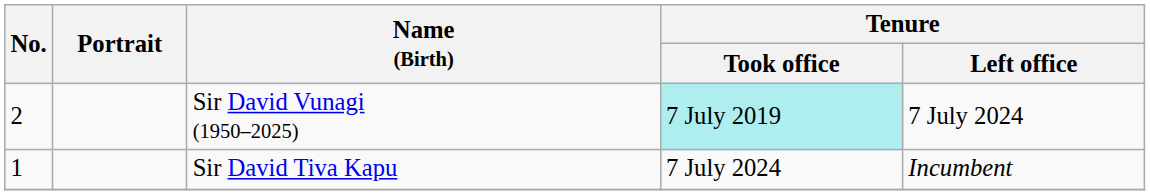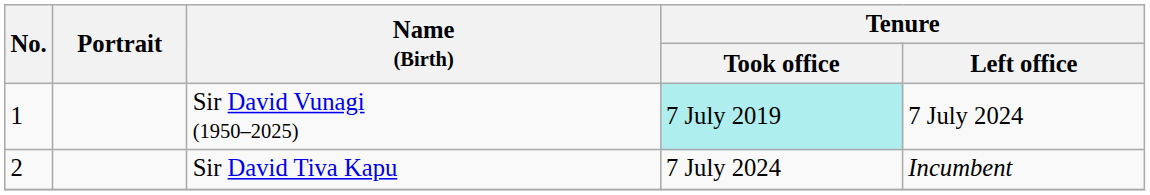(17, 116) 2 -> (17, 116) 1
(17, 168) 1 -> (17, 168) 2
